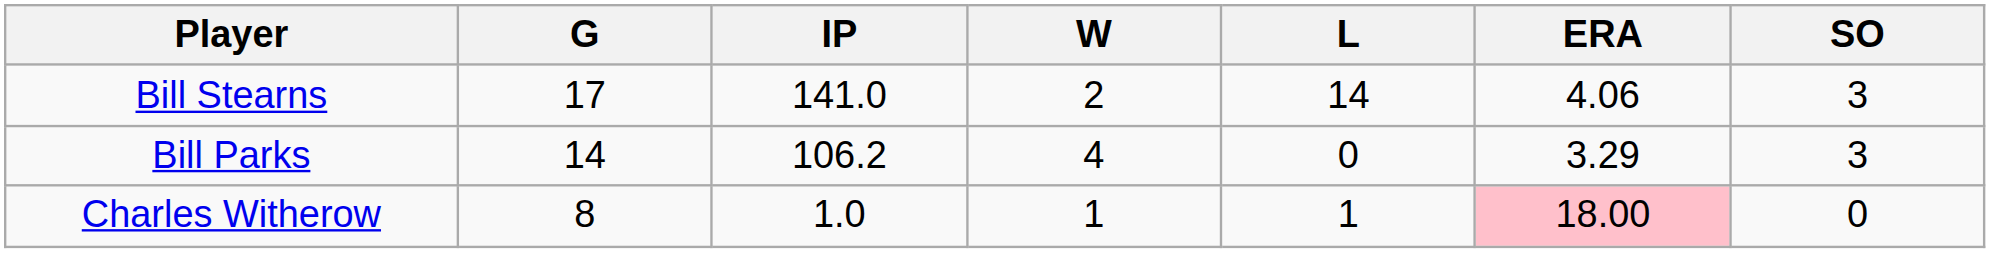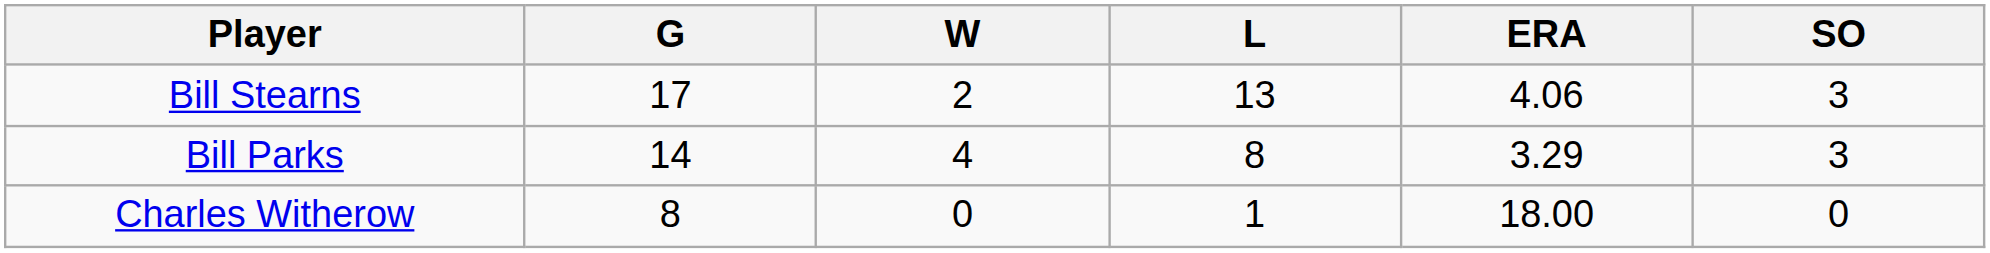- column: (839, 34)
(1348, 94) 14 -> (1255, 94) 13
(1348, 154) 0 -> (1255, 154) 8
(1094, 214) 1 -> (962, 214) 0
(1603, 214) pink background -> (1547, 214) no background
